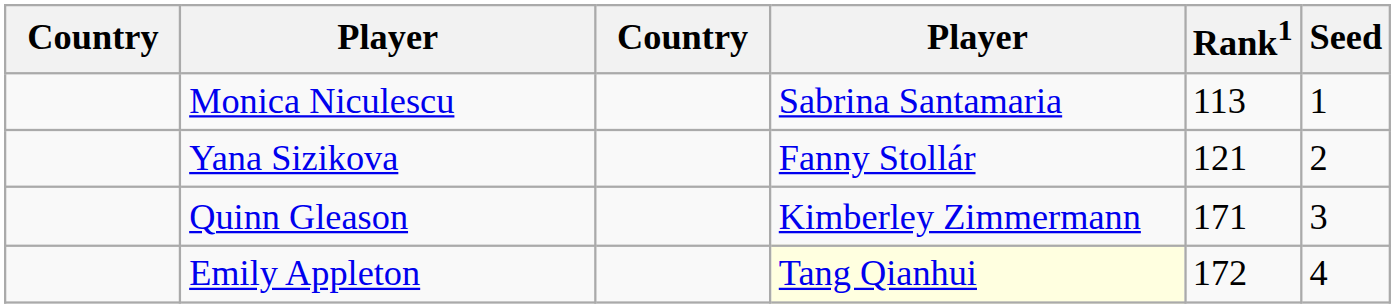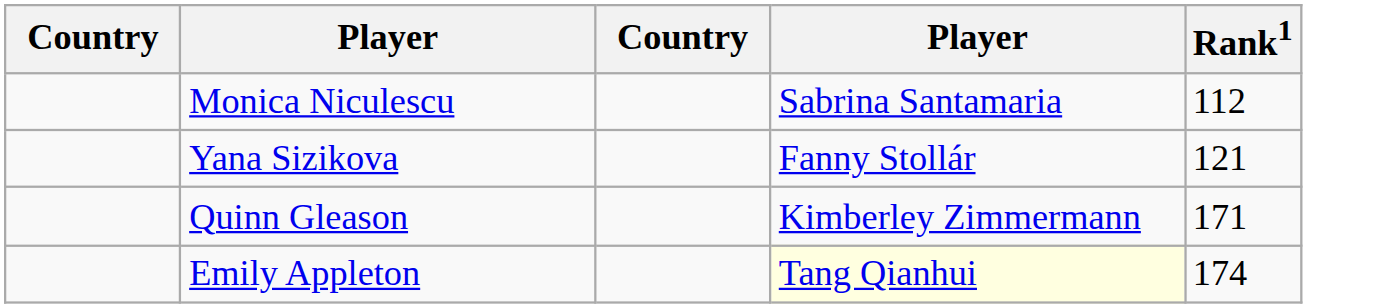- column: (1346, 38)
(1219, 100) 113 -> (1219, 100) 112
(1220, 273) 172 -> (1220, 273) 174
